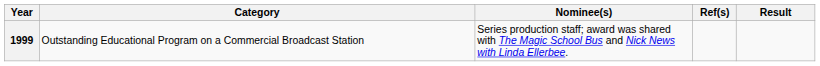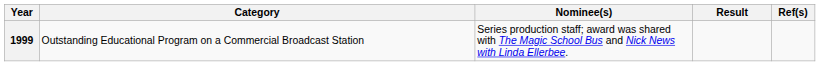columns swapped: (776, 12) <-> (715, 12)
